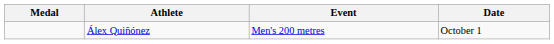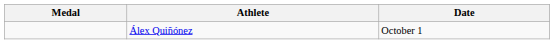- column: (344, 13)
